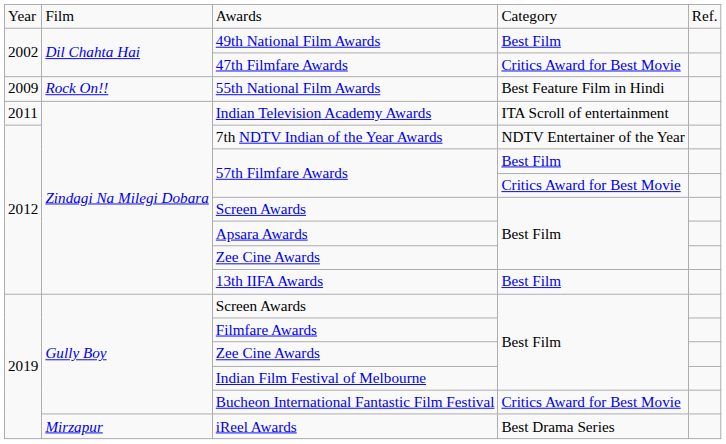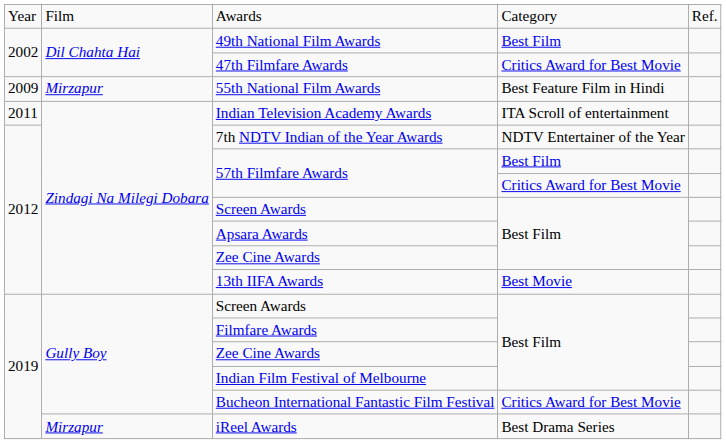(77, 88) Rock On!! -> (74, 88) Mirzapur
(531, 281) Best Film -> (537, 281) Best Movie
